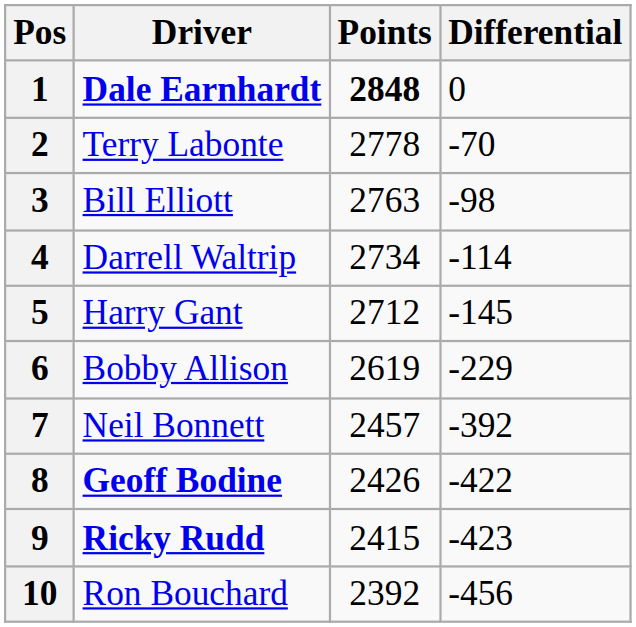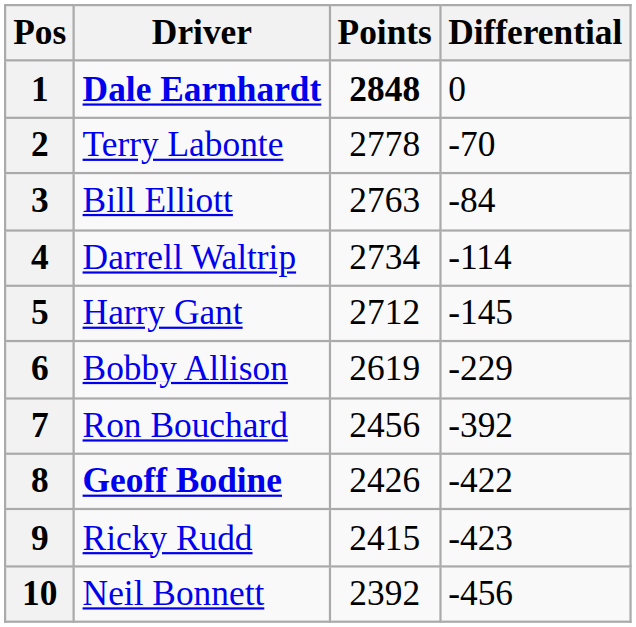(472, 200) -98 -> (472, 200) -84
(173, 425) Neil Bonnett -> (185, 425) Ron Bouchard
(385, 425) 2457 -> (385, 425) 2456
(173, 537) bold -> (168, 537) normal
(185, 593) Ron Bouchard -> (173, 593) Neil Bonnett
